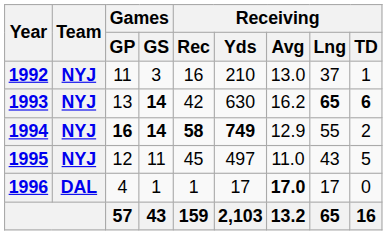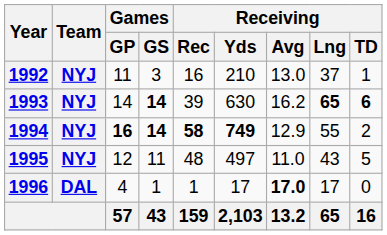(122, 103) 13 -> (122, 103) 14
(194, 103) 42 -> (194, 103) 39
(194, 159) 45 -> (194, 159) 48
